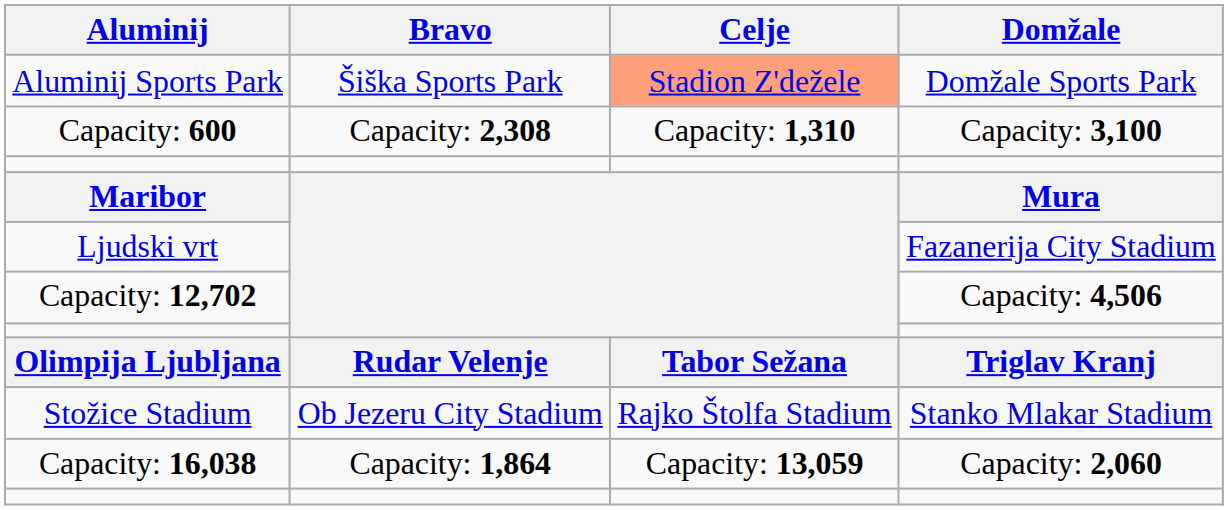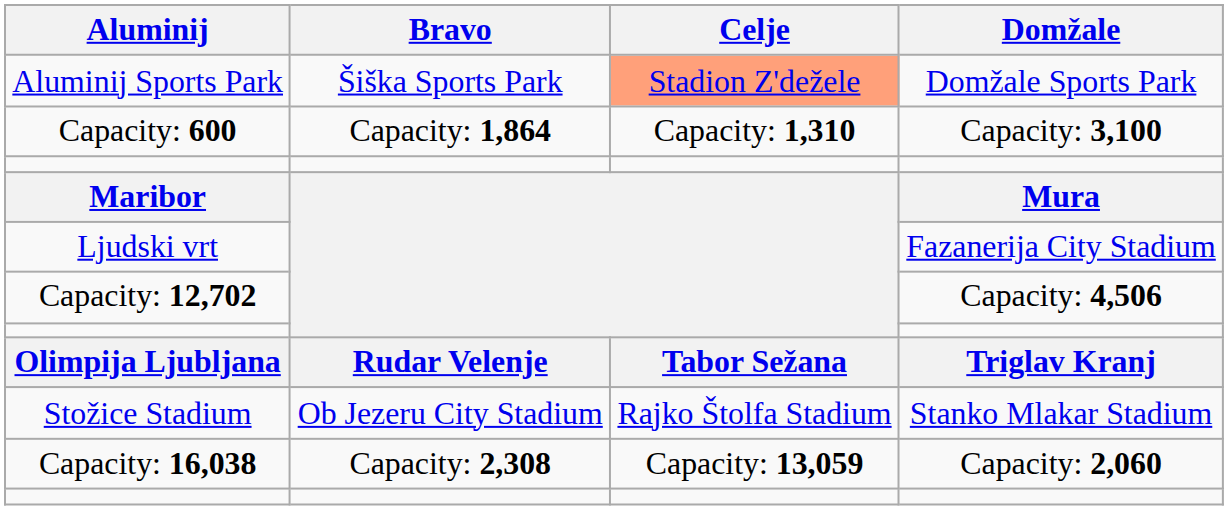(450, 130) Capacity: 2,308 -> (450, 130) Capacity: 1,864
(450, 463) Capacity: 1,864 -> (450, 463) Capacity: 2,308
